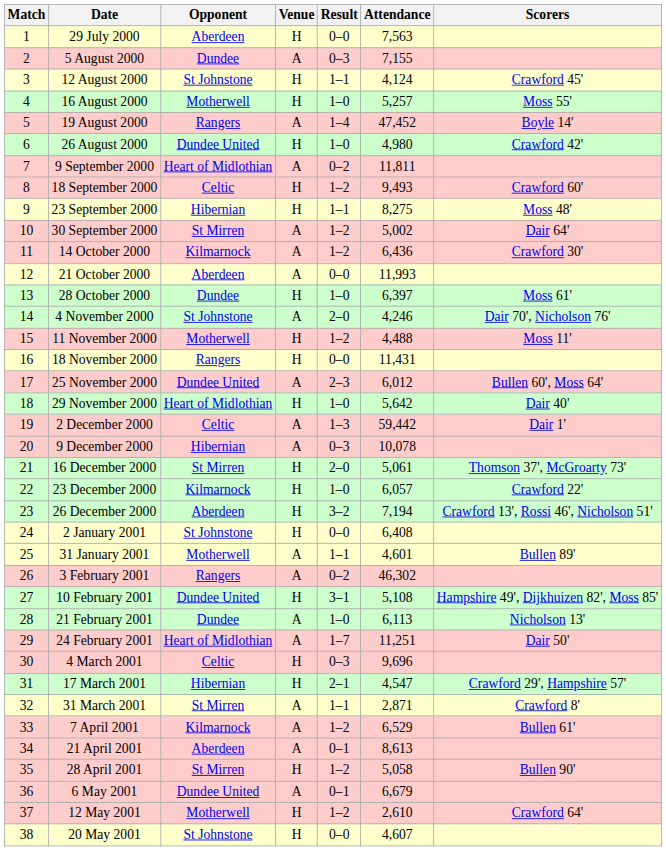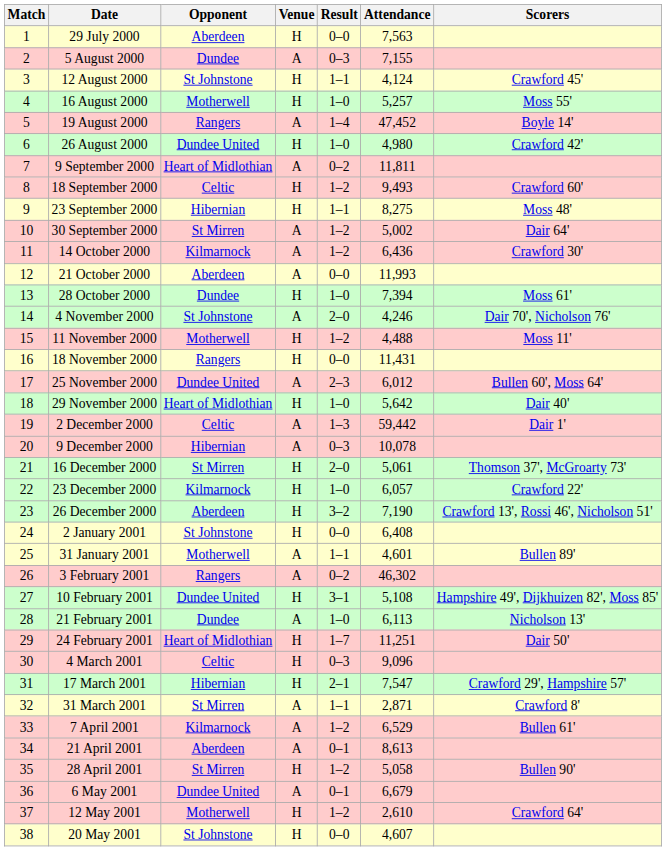(397, 295) 6,397 -> (397, 295) 7,394
(397, 511) 7,194 -> (397, 511) 7,190
(297, 640) A -> (297, 640) H
(397, 662) 9,696 -> (397, 662) 9,096
(397, 683) 4,547 -> (397, 683) 7,547
